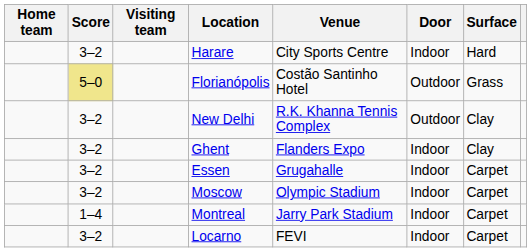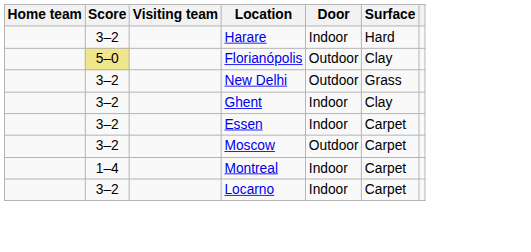- column: (340, 23)
(485, 82) Grass -> (379, 59) Clay
(480, 119) Clay -> (383, 80) Grass
(430, 192) Indoor -> (334, 146) Outdoor
